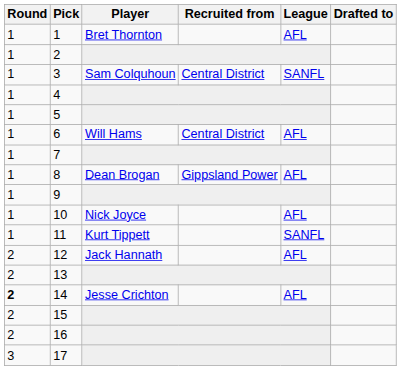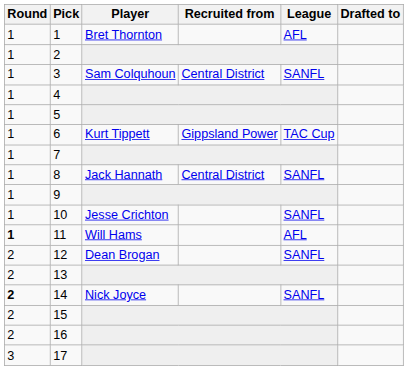(113, 134) Will Hams -> (117, 134) Kurt Tippett
(223, 134) Central District -> (230, 134) Gippsland Power
(295, 134) AFL -> (309, 134) TAC Cup
(122, 174) Dean Brogan -> (124, 174) Jack Hannath
(230, 174) Gippsland Power -> (223, 174) Central District
(295, 174) AFL -> (304, 174) SANFL
(116, 214) Nick Joyce -> (127, 214) Jesse Crichton
(295, 214) AFL -> (304, 214) SANFL
(11, 235) normal -> (11, 235) bold
(117, 235) Kurt Tippett -> (113, 235) Will Hams
(304, 235) SANFL -> (295, 235) AFL
(124, 255) Jack Hannath -> (122, 255) Dean Brogan
(295, 255) AFL -> (304, 255) SANFL
(127, 295) Jesse Crichton -> (116, 295) Nick Joyce
(295, 295) AFL -> (304, 295) SANFL
